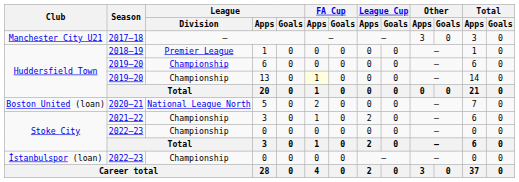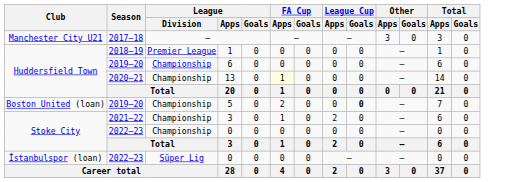(126, 78) 2019–20 -> (126, 78) 2020–21
(126, 104) 2020–21 -> (126, 104) 2019–20
(199, 104) National League North -> (182, 104) Championship
(396, 104) normal -> (361, 104) bold
(199, 158) Championship -> (182, 158) Süper Lig
